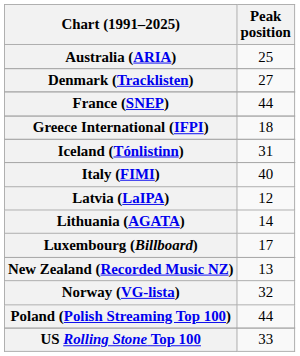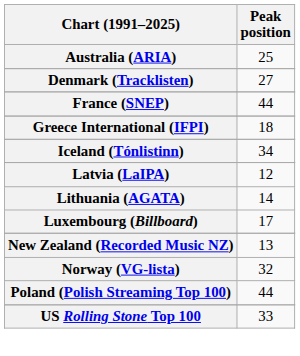(266, 151) 31 -> (266, 151) 34
- row: (121, 174)
